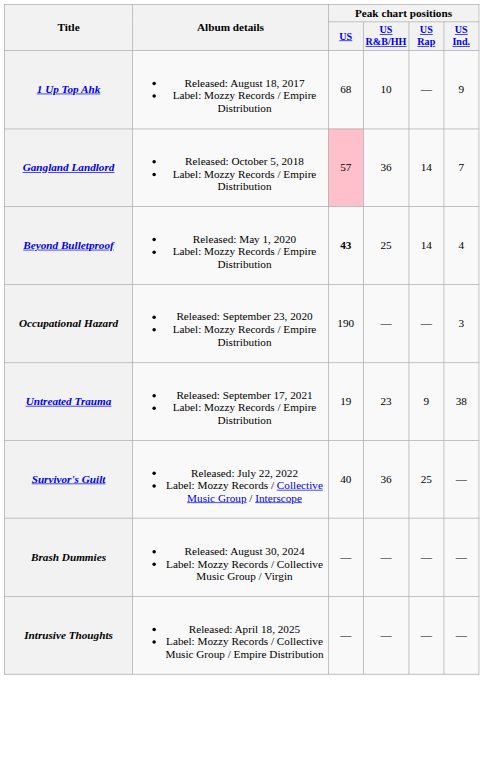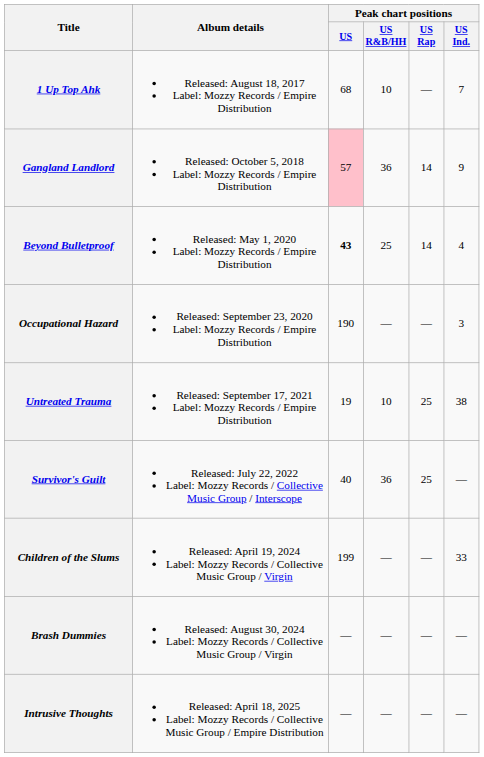(461, 89) 9 -> (461, 89) 7
(461, 167) 7 -> (461, 167) 9
(386, 401) 23 -> (386, 401) 10
(426, 401) 9 -> (426, 401) 25
+ row: (69, 557)
